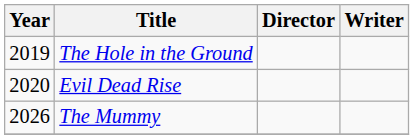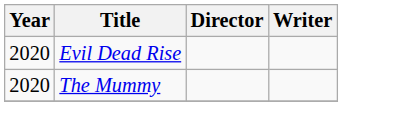- row: (156, 52)
(30, 117) 2026 -> (30, 85) 2020
